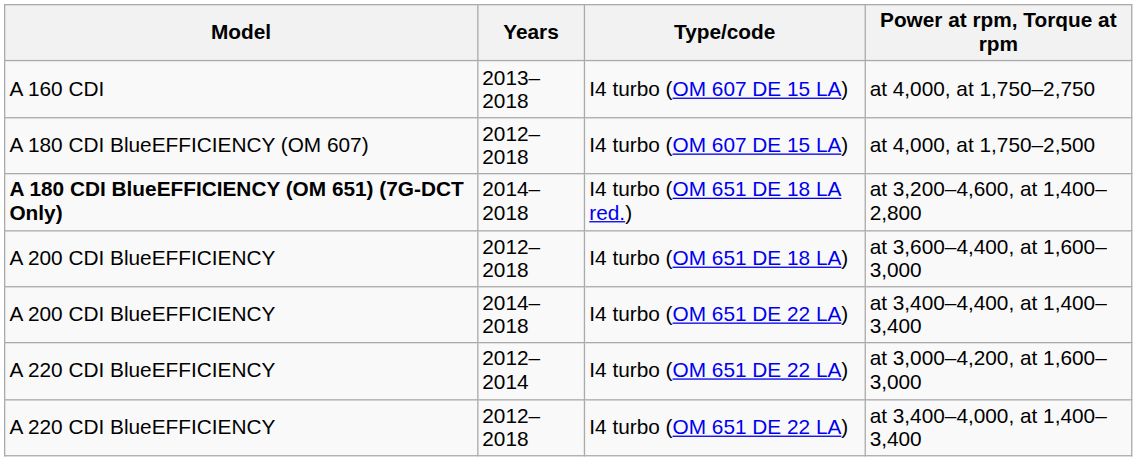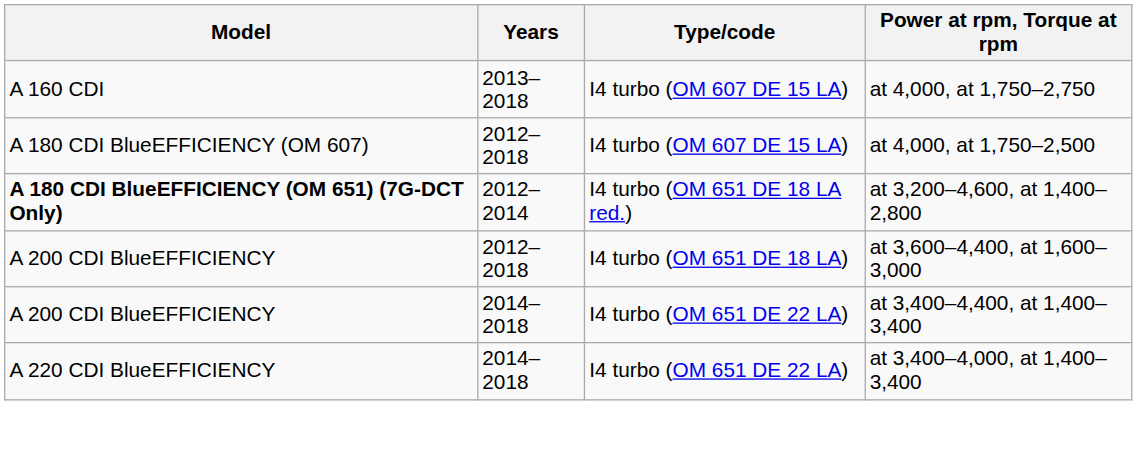(511, 201) 2014–2018 -> (511, 201) 2012–2014
- row: (988, 371)
(511, 427) 2012–2018 -> (511, 371) 2014–2018
